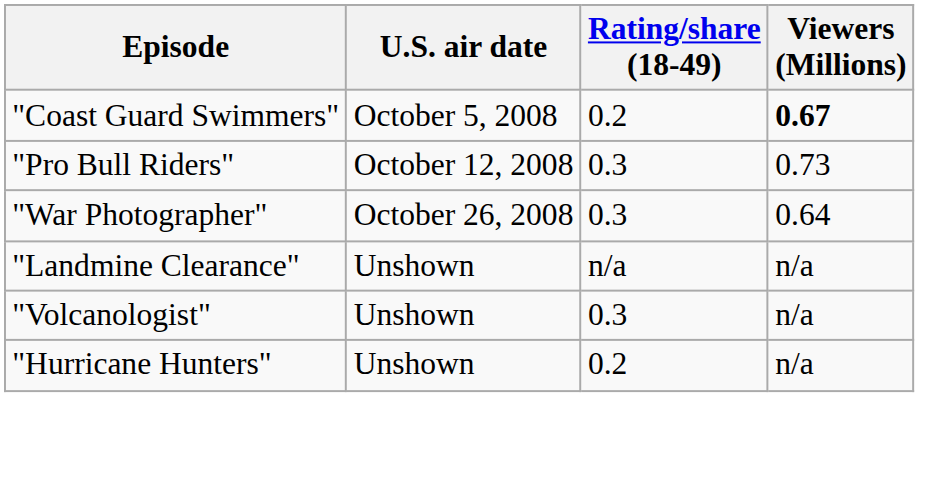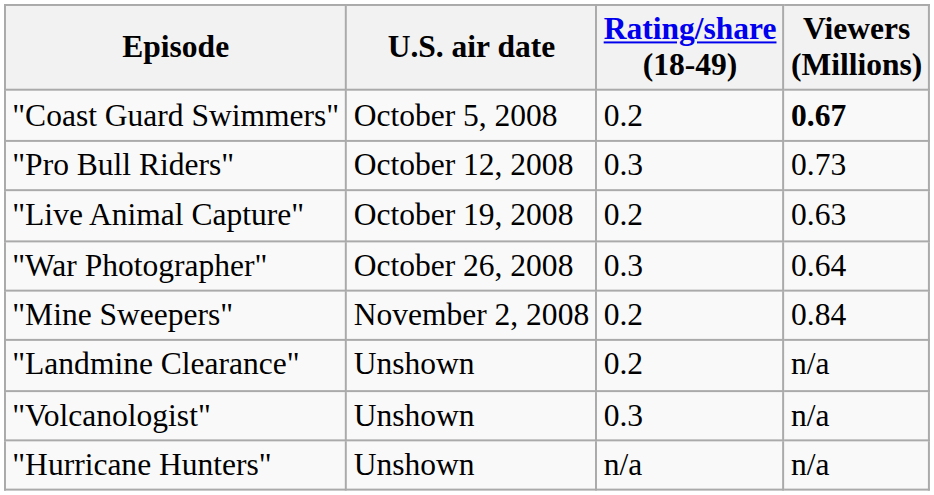+ row: (158, 214)
+ row: (123, 314)
(607, 264) n/a -> (623, 364) 0.2
(608, 364) 0.2 -> (623, 464) n/a
